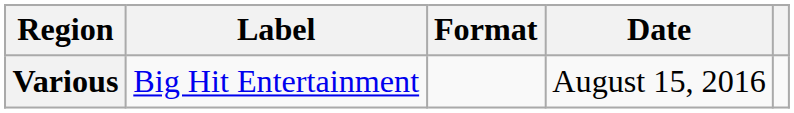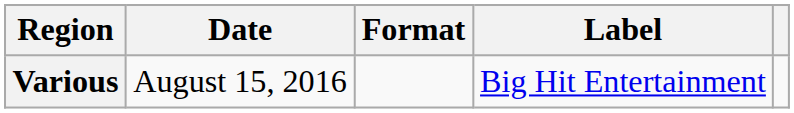columns swapped: (659, 30) <-> (276, 30)
